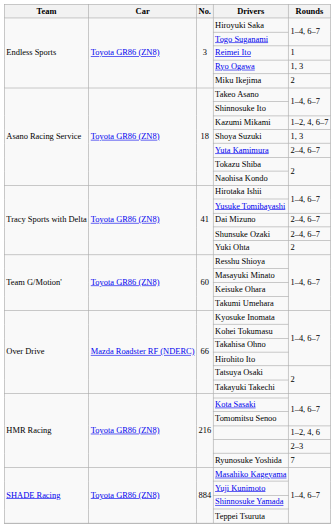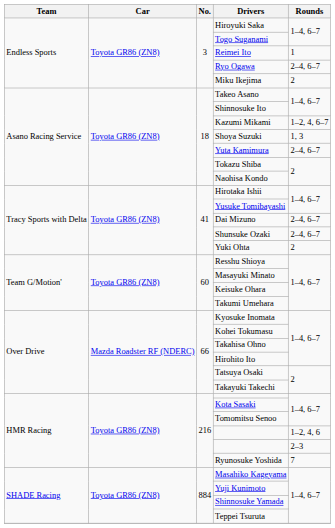(297, 66) 1, 3 -> (305, 66) 2–4, 6–7
